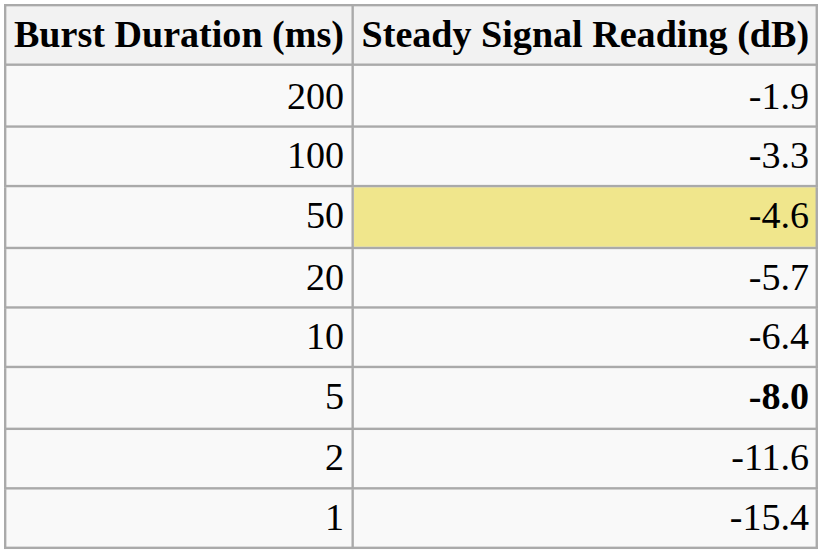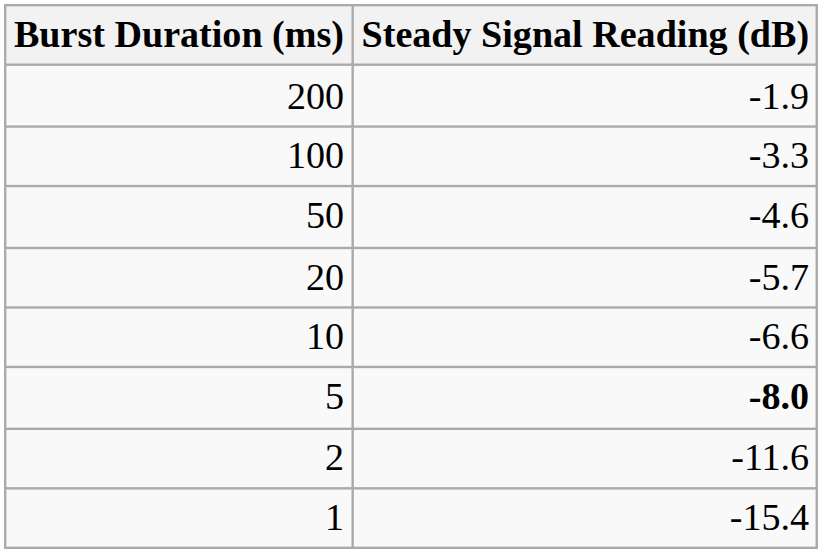(779, 215) khaki background -> (779, 215) no background
(779, 336) -6.4 -> (779, 336) -6.6
